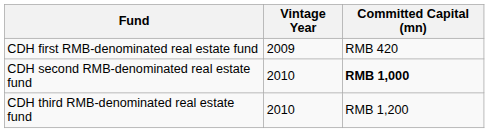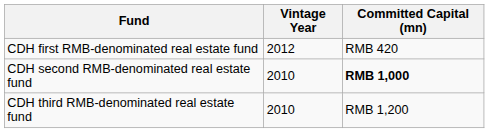(281, 48) 2009 -> (281, 48) 2012
